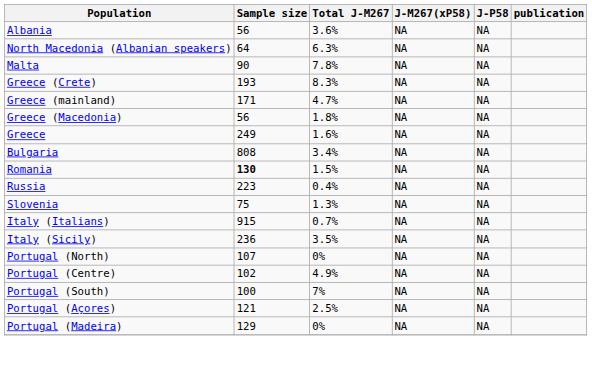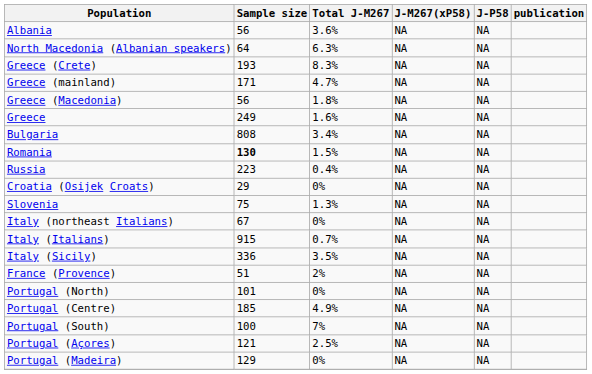- row: (23, 65)
+ row: (81, 187)
+ row: (90, 222)
(246, 239) 236 -> (246, 256) 336
+ row: (62, 274)
(246, 256) 107 -> (246, 291) 101
(246, 274) 102 -> (246, 308) 185
